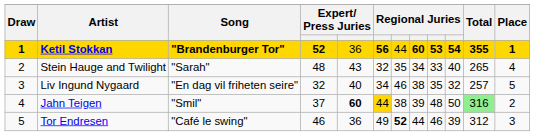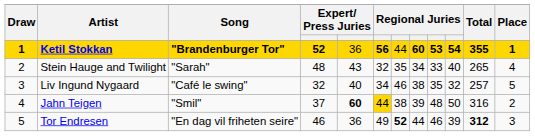(235, 85) "En dag vil friheten seire" -> (209, 85) "Café le swing"
(479, 103) lightgreen background -> (479, 103) no background
(209, 121) "Café le swing" -> (235, 121) "En dag vil friheten seire"
(479, 121) normal -> (479, 121) bold
